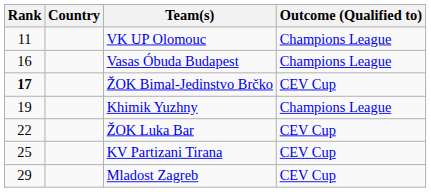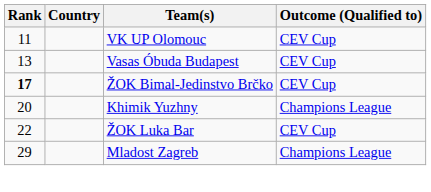(335, 38) Champions League -> (308, 38) CEV Cup
(25, 61) 16 -> (25, 61) 13
(335, 61) Champions League -> (308, 61) CEV Cup
(25, 107) 19 -> (25, 107) 20
- row: (165, 152)
(308, 175) CEV Cup -> (335, 152) Champions League
